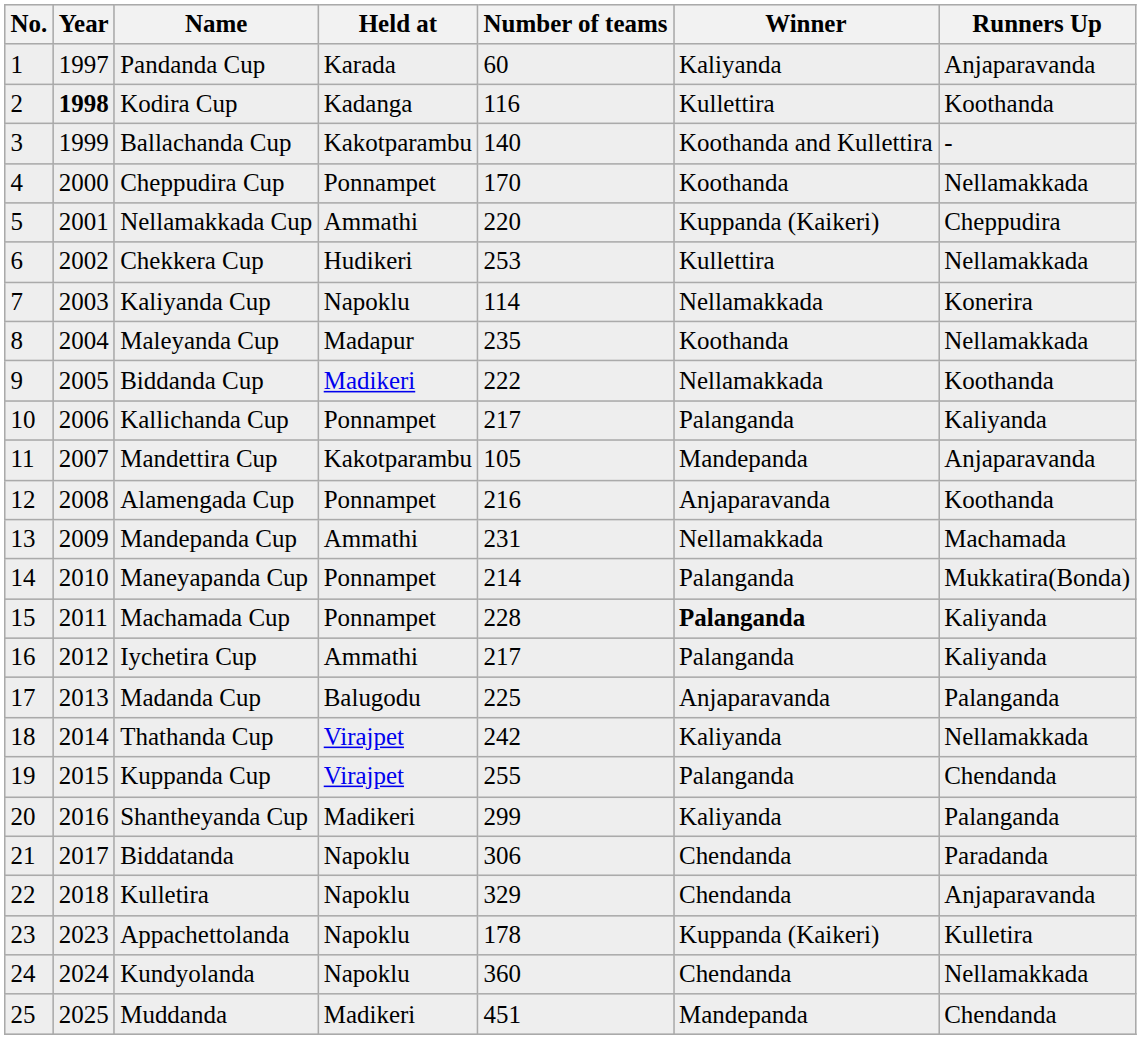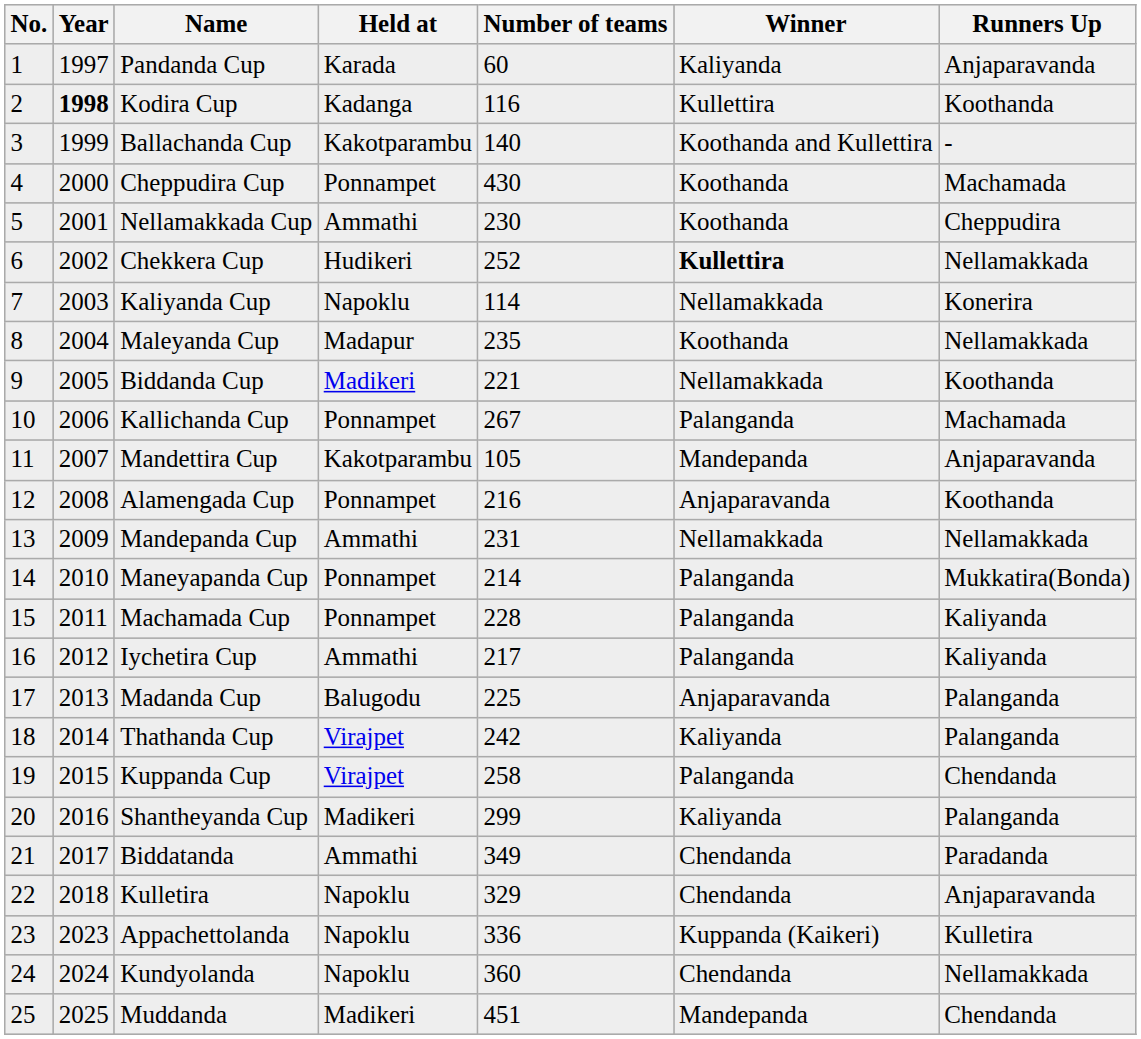(502, 182) 170 -> (502, 182) 430
(1016, 182) Nellamakkada -> (1005, 182) Machamada
(502, 222) 220 -> (502, 222) 230
(779, 222) Kuppanda (Kaikeri) -> (734, 222) Koothanda
(502, 261) 253 -> (502, 261) 252
(727, 261) normal -> (732, 261) bold
(502, 380) 222 -> (502, 380) 221
(502, 420) 217 -> (502, 420) 267
(995, 420) Kaliyanda -> (1005, 420) Machamada
(1005, 538) Machamada -> (1016, 538) Nellamakkada
(742, 618) bold -> (737, 618) normal
(1016, 736) Nellamakkada -> (1002, 736) Palanganda
(502, 776) 255 -> (502, 776) 258
(367, 855) Napoklu -> (371, 855) Ammathi
(502, 855) 306 -> (502, 855) 349
(502, 934) 178 -> (502, 934) 336
